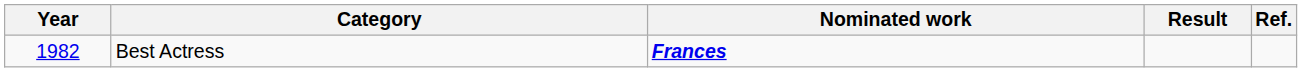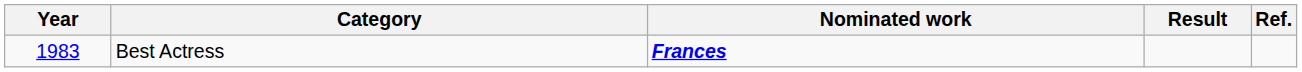(58, 50) 1982 -> (58, 50) 1983
